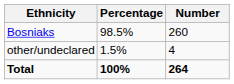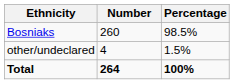columns swapped: (198, 13) <-> (132, 13)
